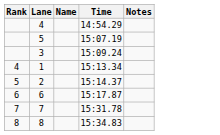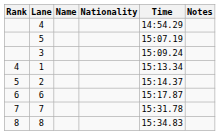+ column: (109, 11)
